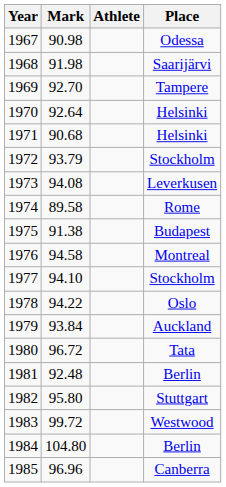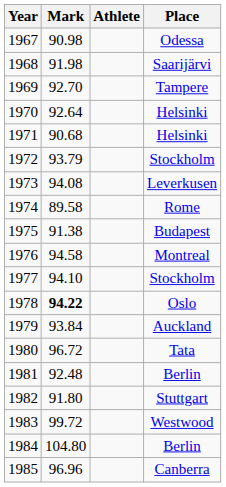(66, 302) normal -> (66, 302) bold
(66, 398) 95.80 -> (66, 398) 91.80
